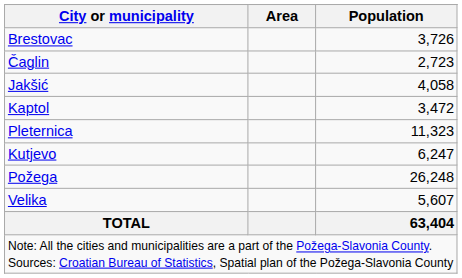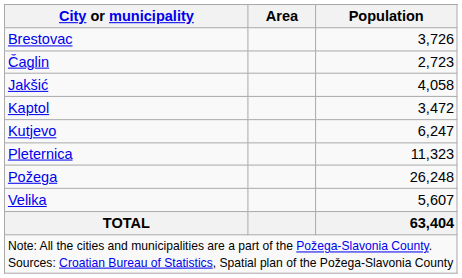rows swapped: (32, 154) <-> (40, 131)
